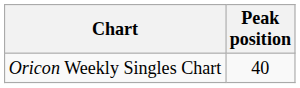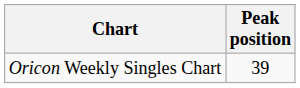(260, 67) 40 -> (260, 67) 39
